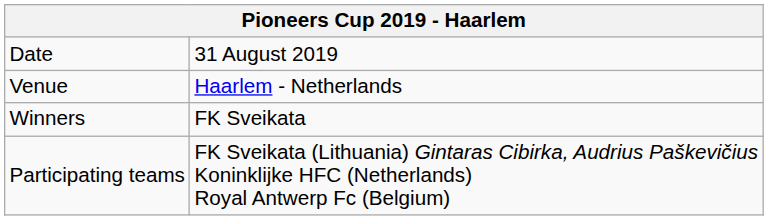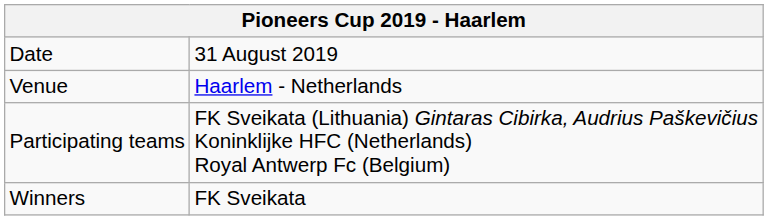rows swapped: (97, 175) <-> (47, 119)
